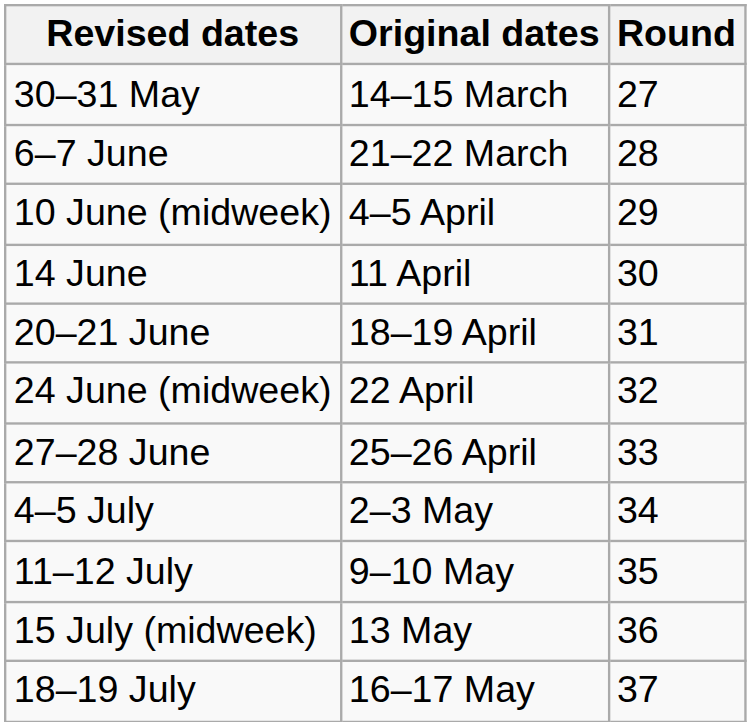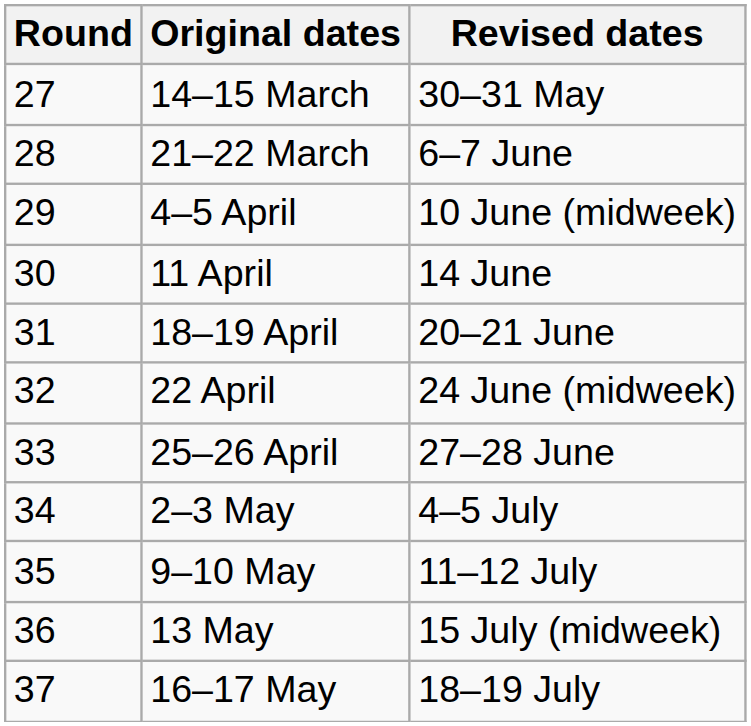columns swapped: (676, 34) <-> (173, 34)
